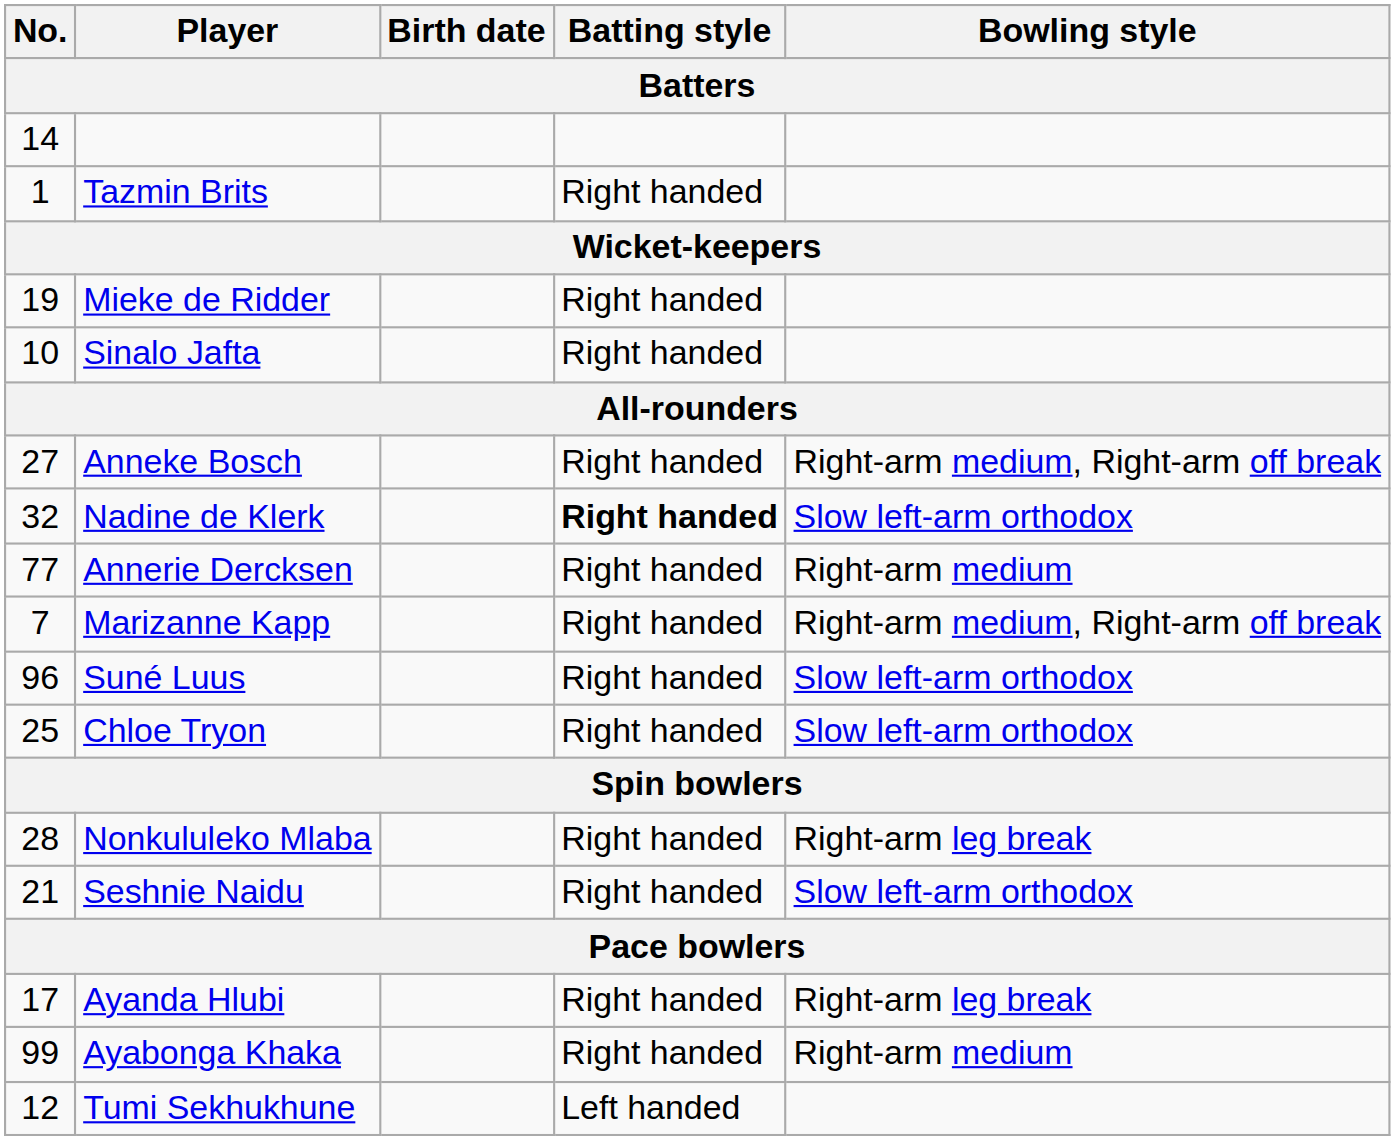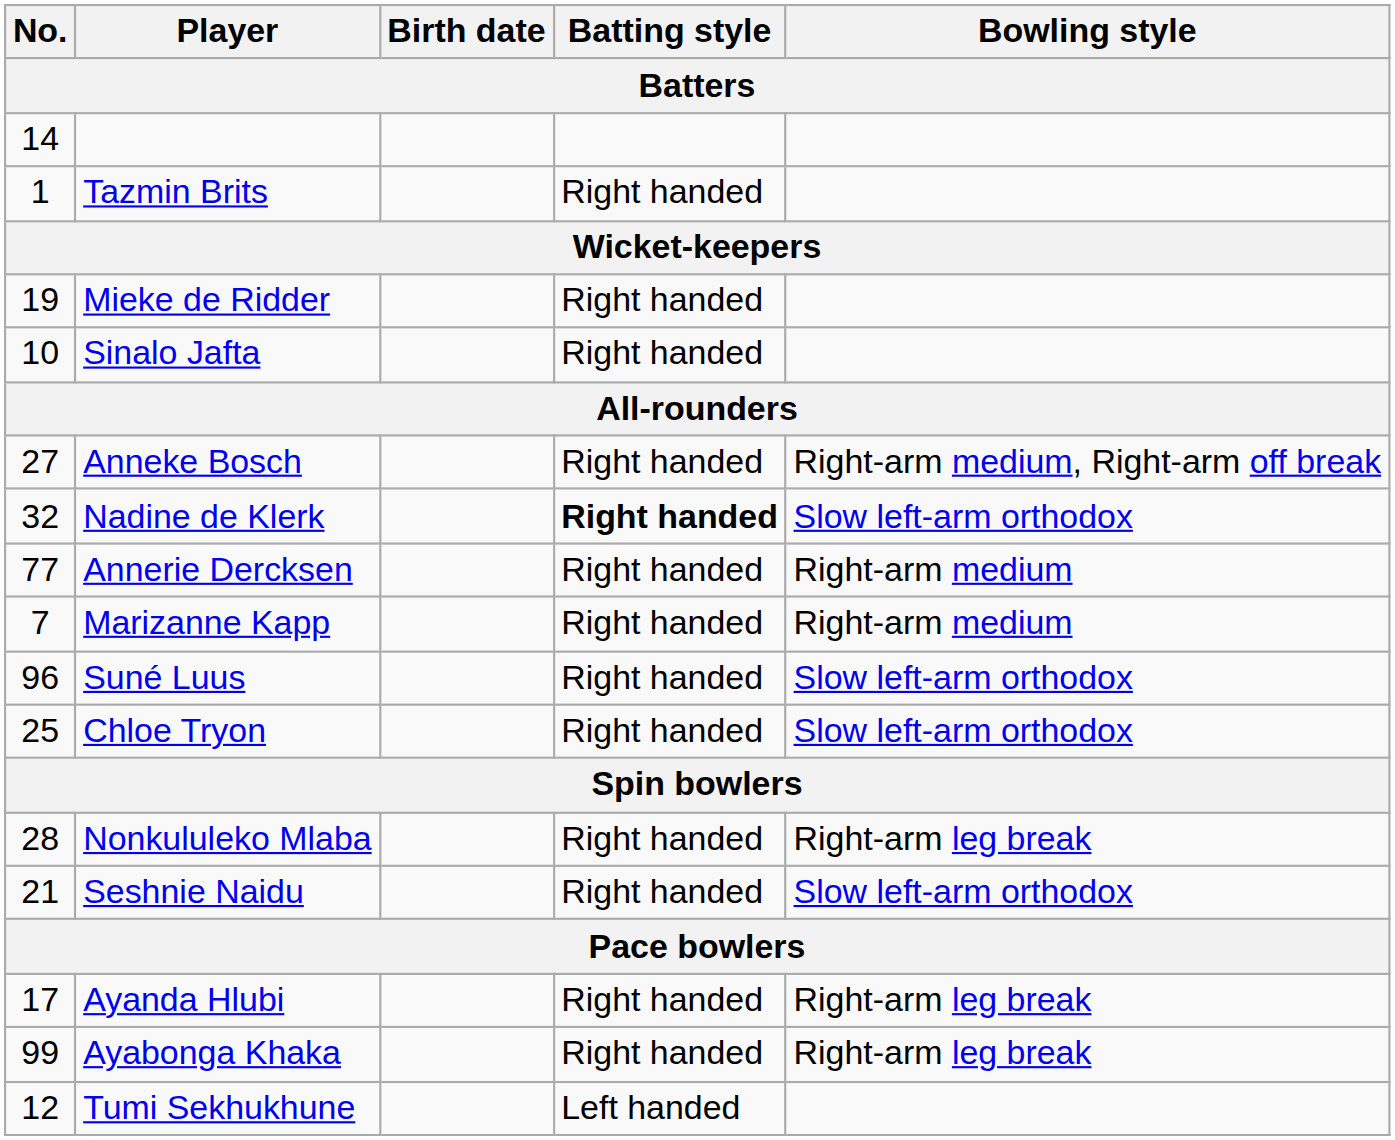(1087, 623) Right-arm medium, Right-arm off break -> (933, 623) Right-arm medium
(933, 1053) Right-arm medium -> (943, 1053) Right-arm leg break
